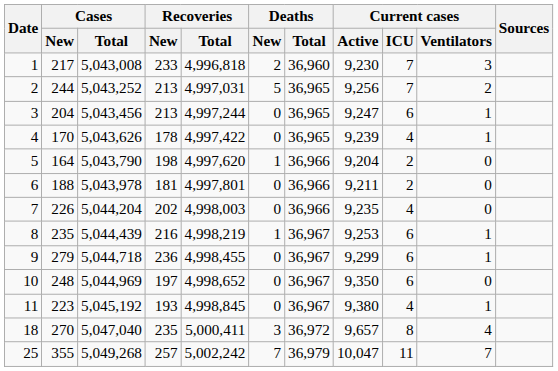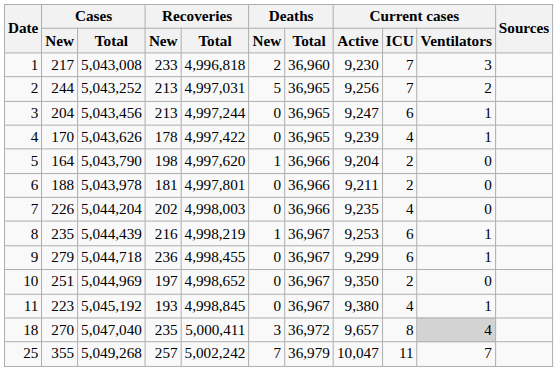(63, 281) 248 -> (63, 281) 251
(410, 281) 6 -> (410, 281) 2
(488, 329) no background -> (488, 329) lightgrey background
